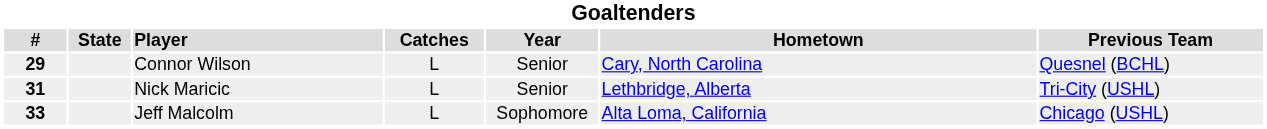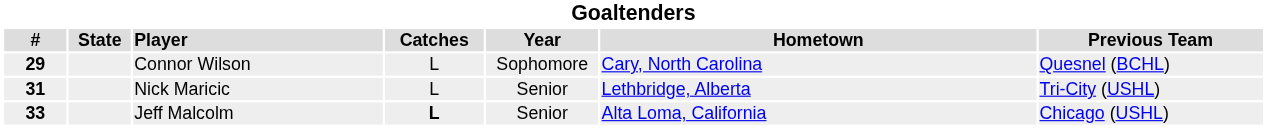(542, 64) Senior -> (542, 64) Sophomore
(434, 113) normal -> (434, 113) bold
(542, 113) Sophomore -> (542, 113) Senior
